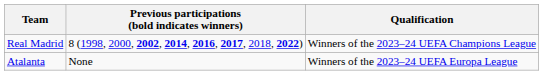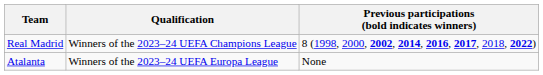columns swapped: (422, 19) <-> (186, 19)
